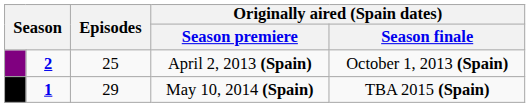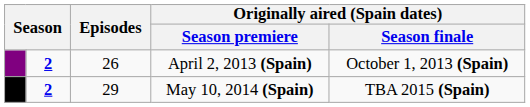(110, 63) 25 -> (110, 63) 26
(48, 89) 1 -> (48, 89) 2
